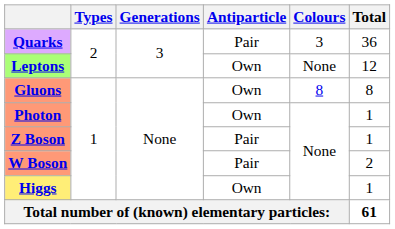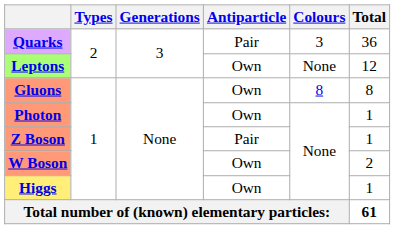(247, 163) Pair -> (247, 163) Own
